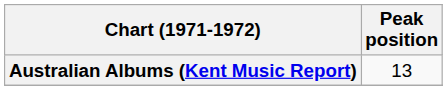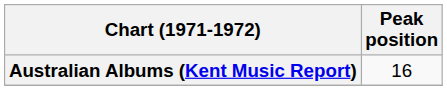(402, 70) 13 -> (402, 70) 16
